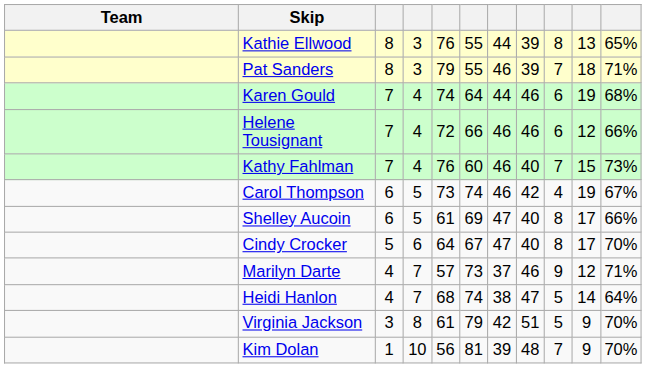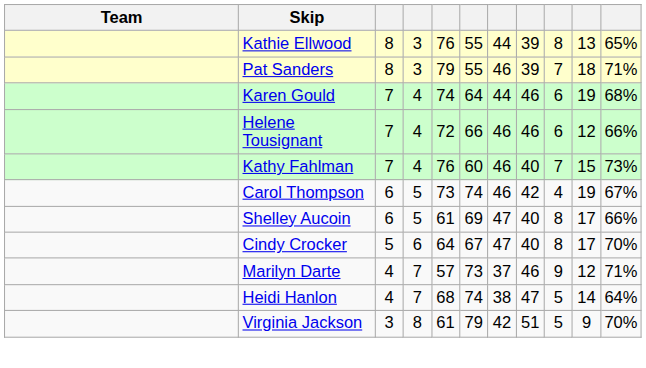- row: (281, 349)
